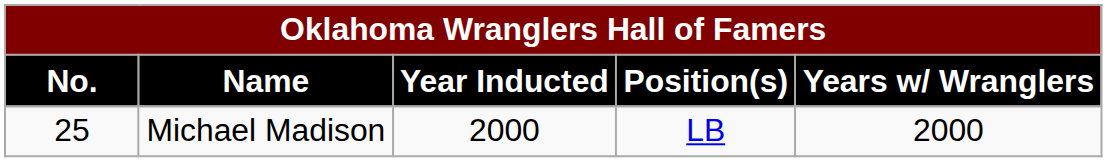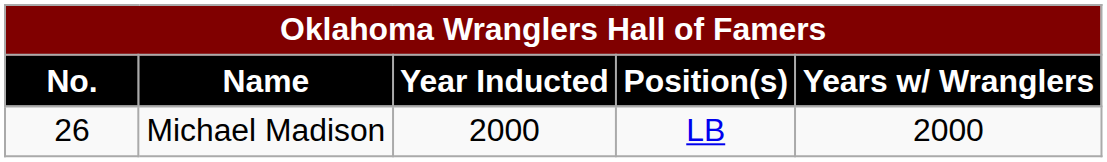(72, 130) 25 -> (72, 130) 26
